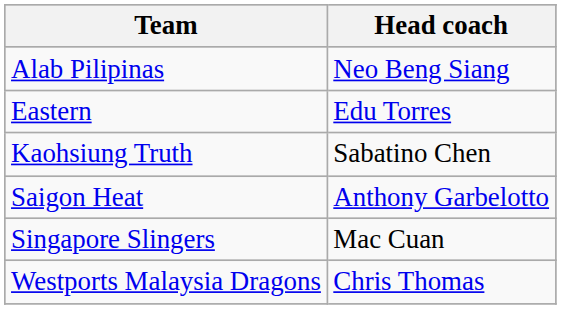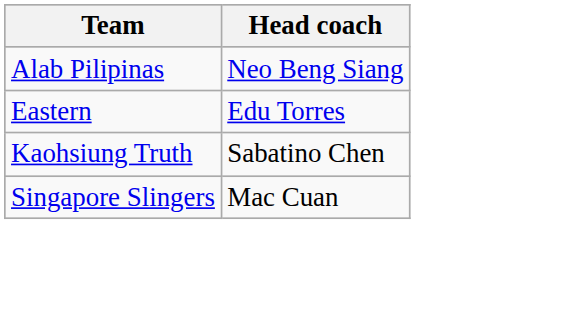- row: (77, 196)
- row: (166, 281)
